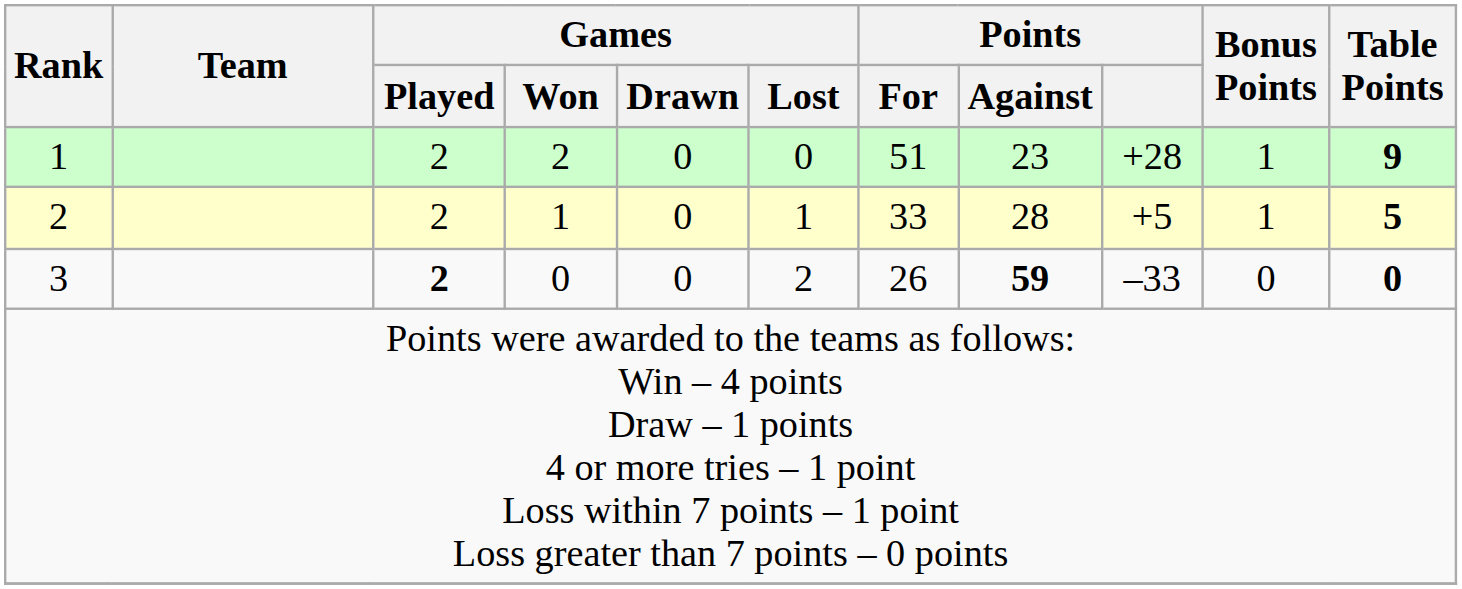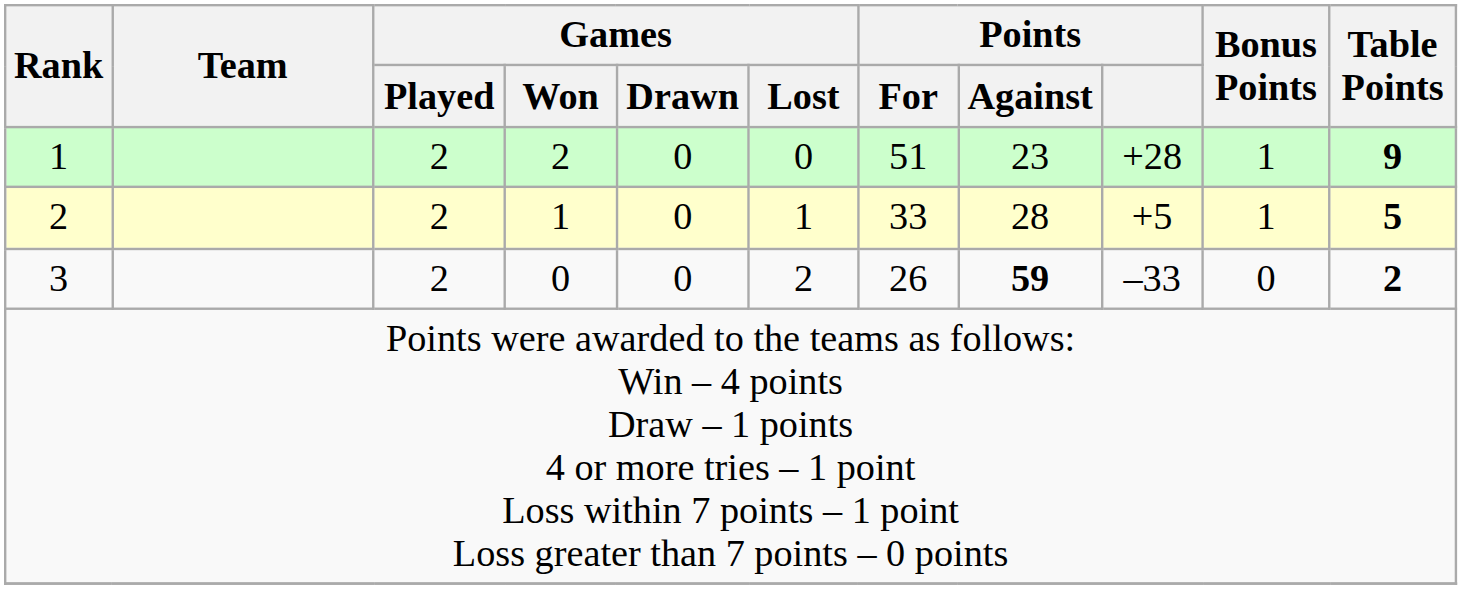(439, 277) bold -> (439, 277) normal
(1393, 277) 0 -> (1393, 277) 2
